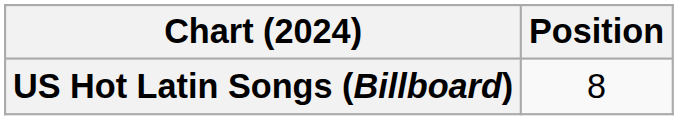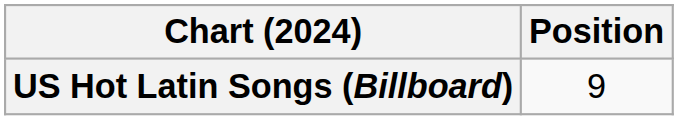(597, 85) 8 -> (597, 85) 9
